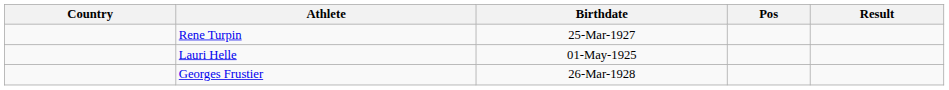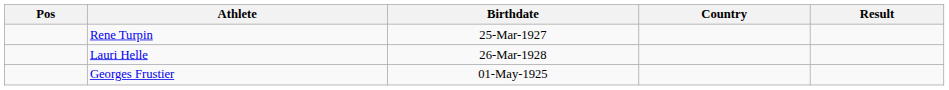columns swapped: (769, 14) <-> (90, 14)
(602, 54) 01-May-1925 -> (513, 54) 26-Mar-1928
(602, 74) 26-Mar-1928 -> (513, 74) 01-May-1925
